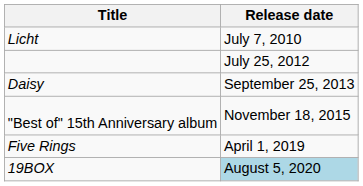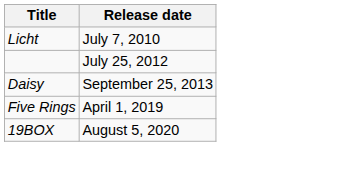- row: (113, 123)
(272, 169) lightblue background -> (131, 130) no background
